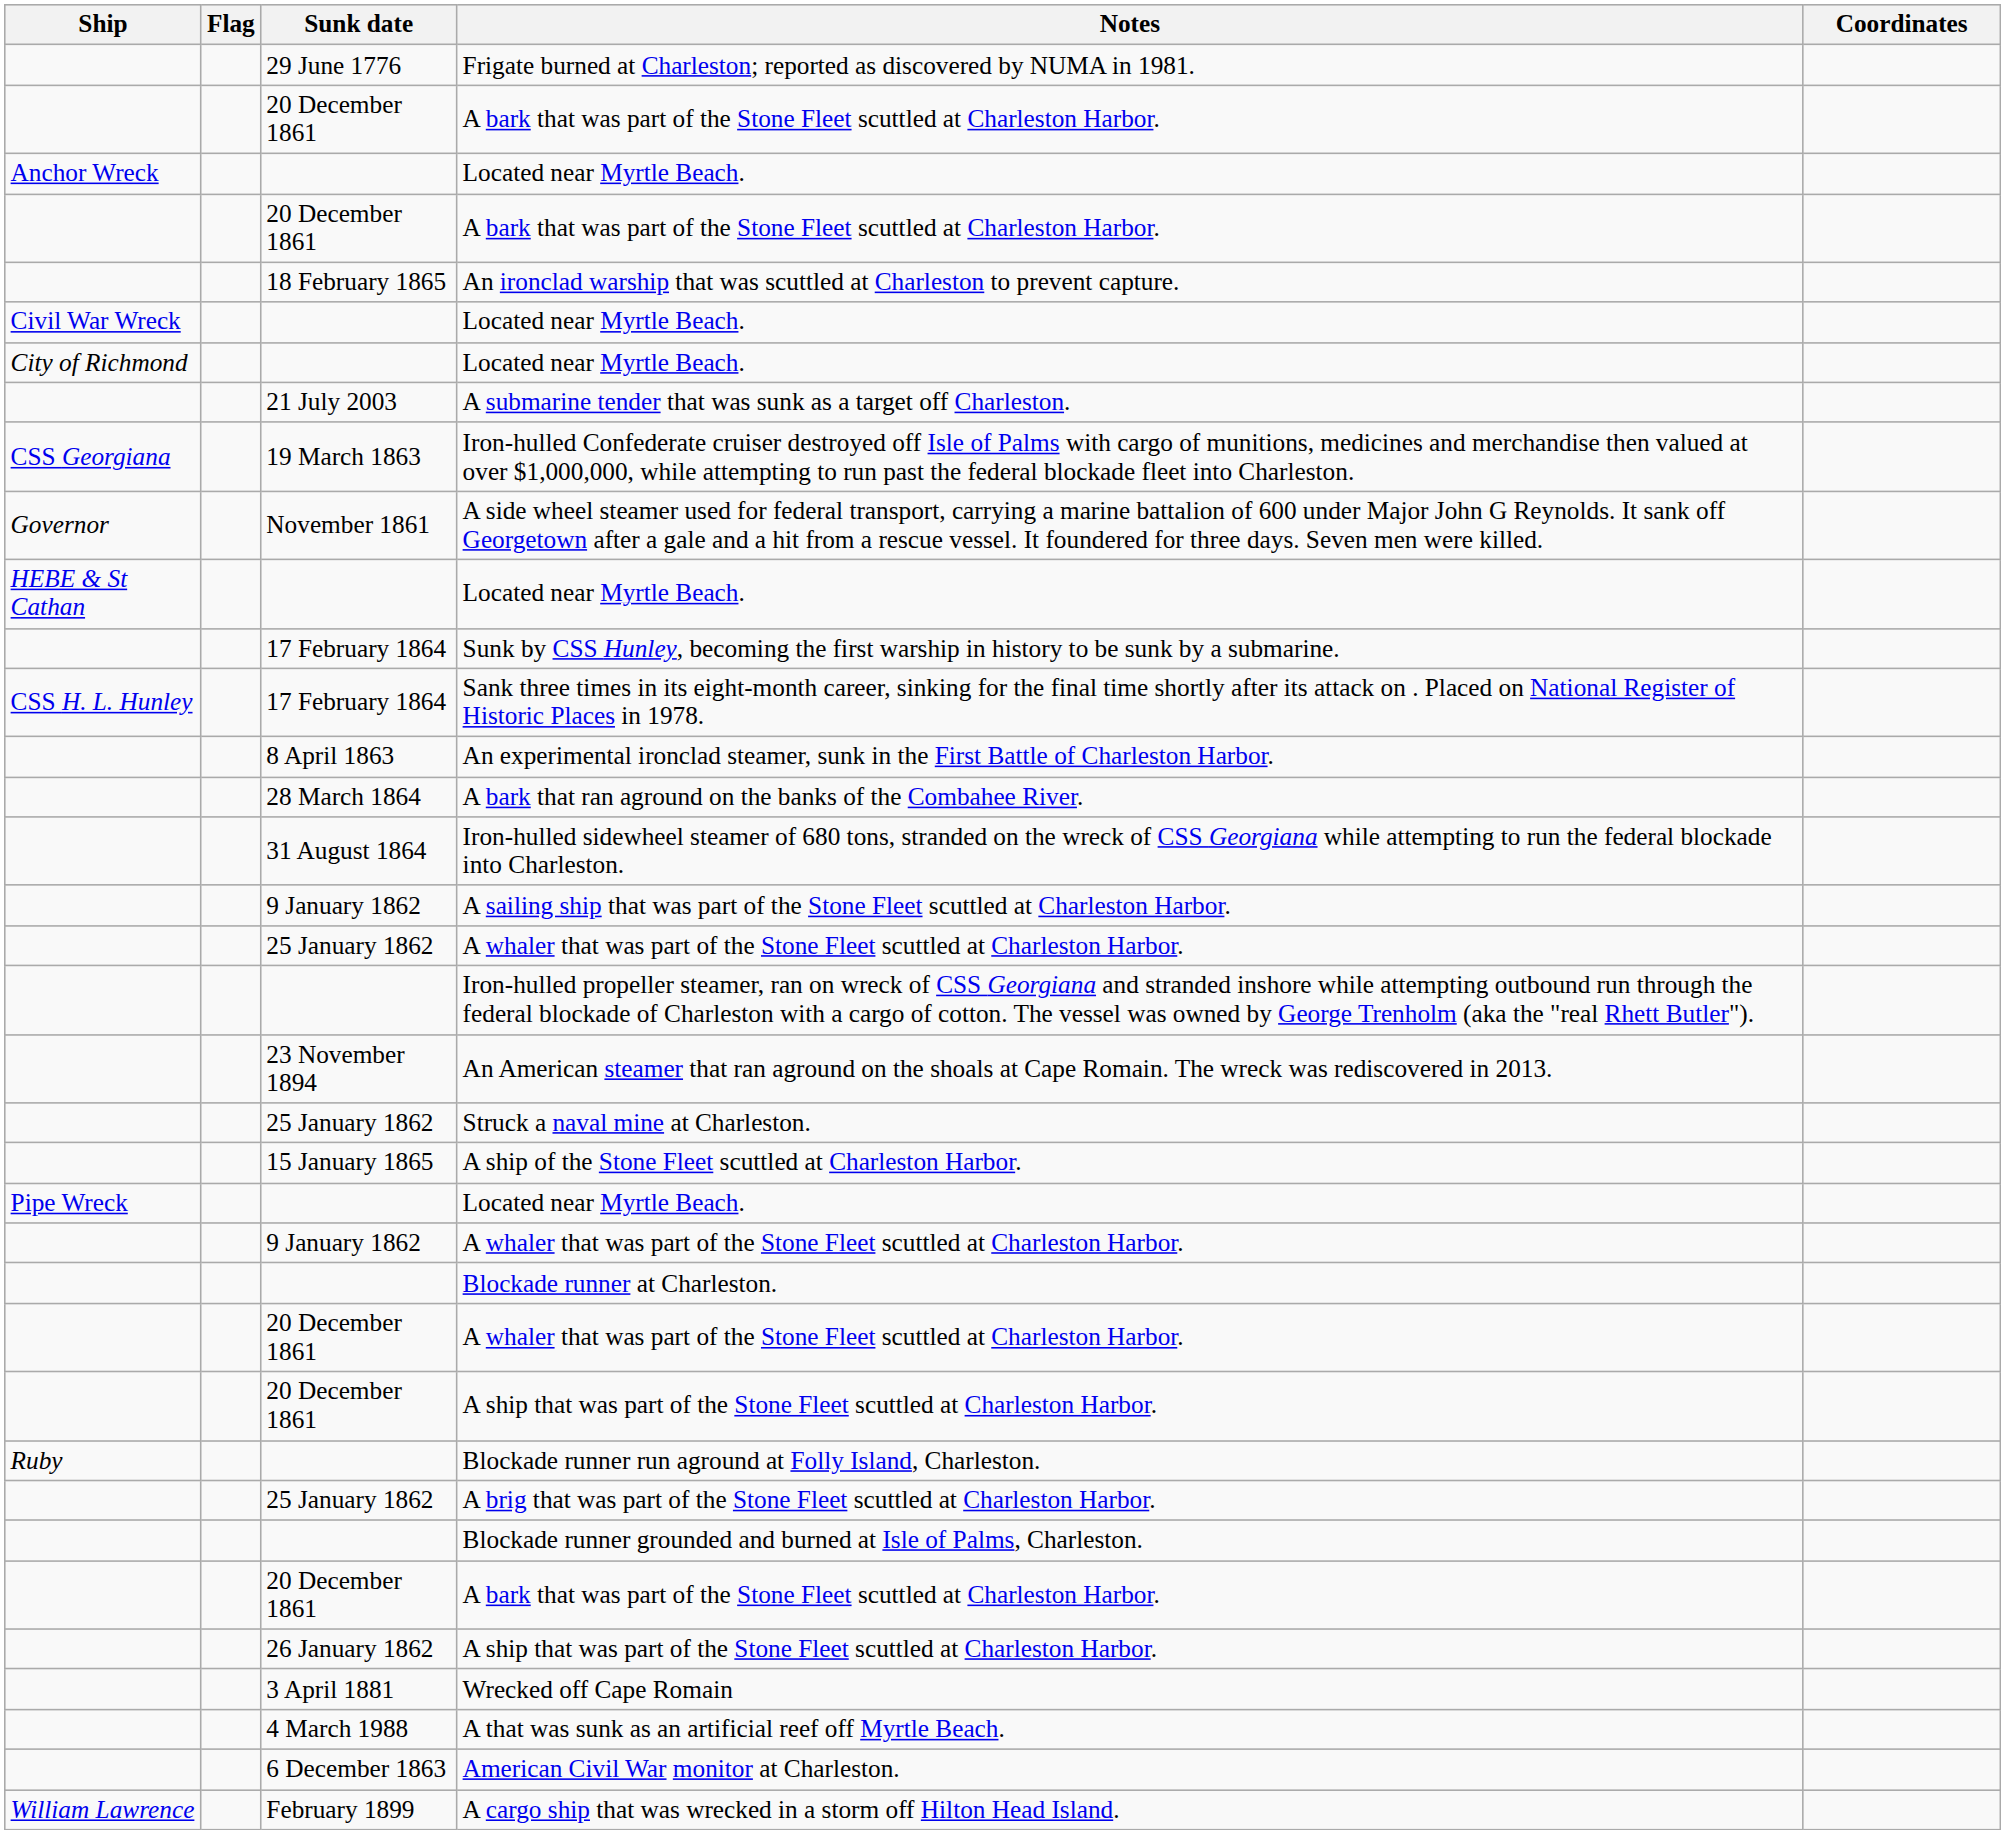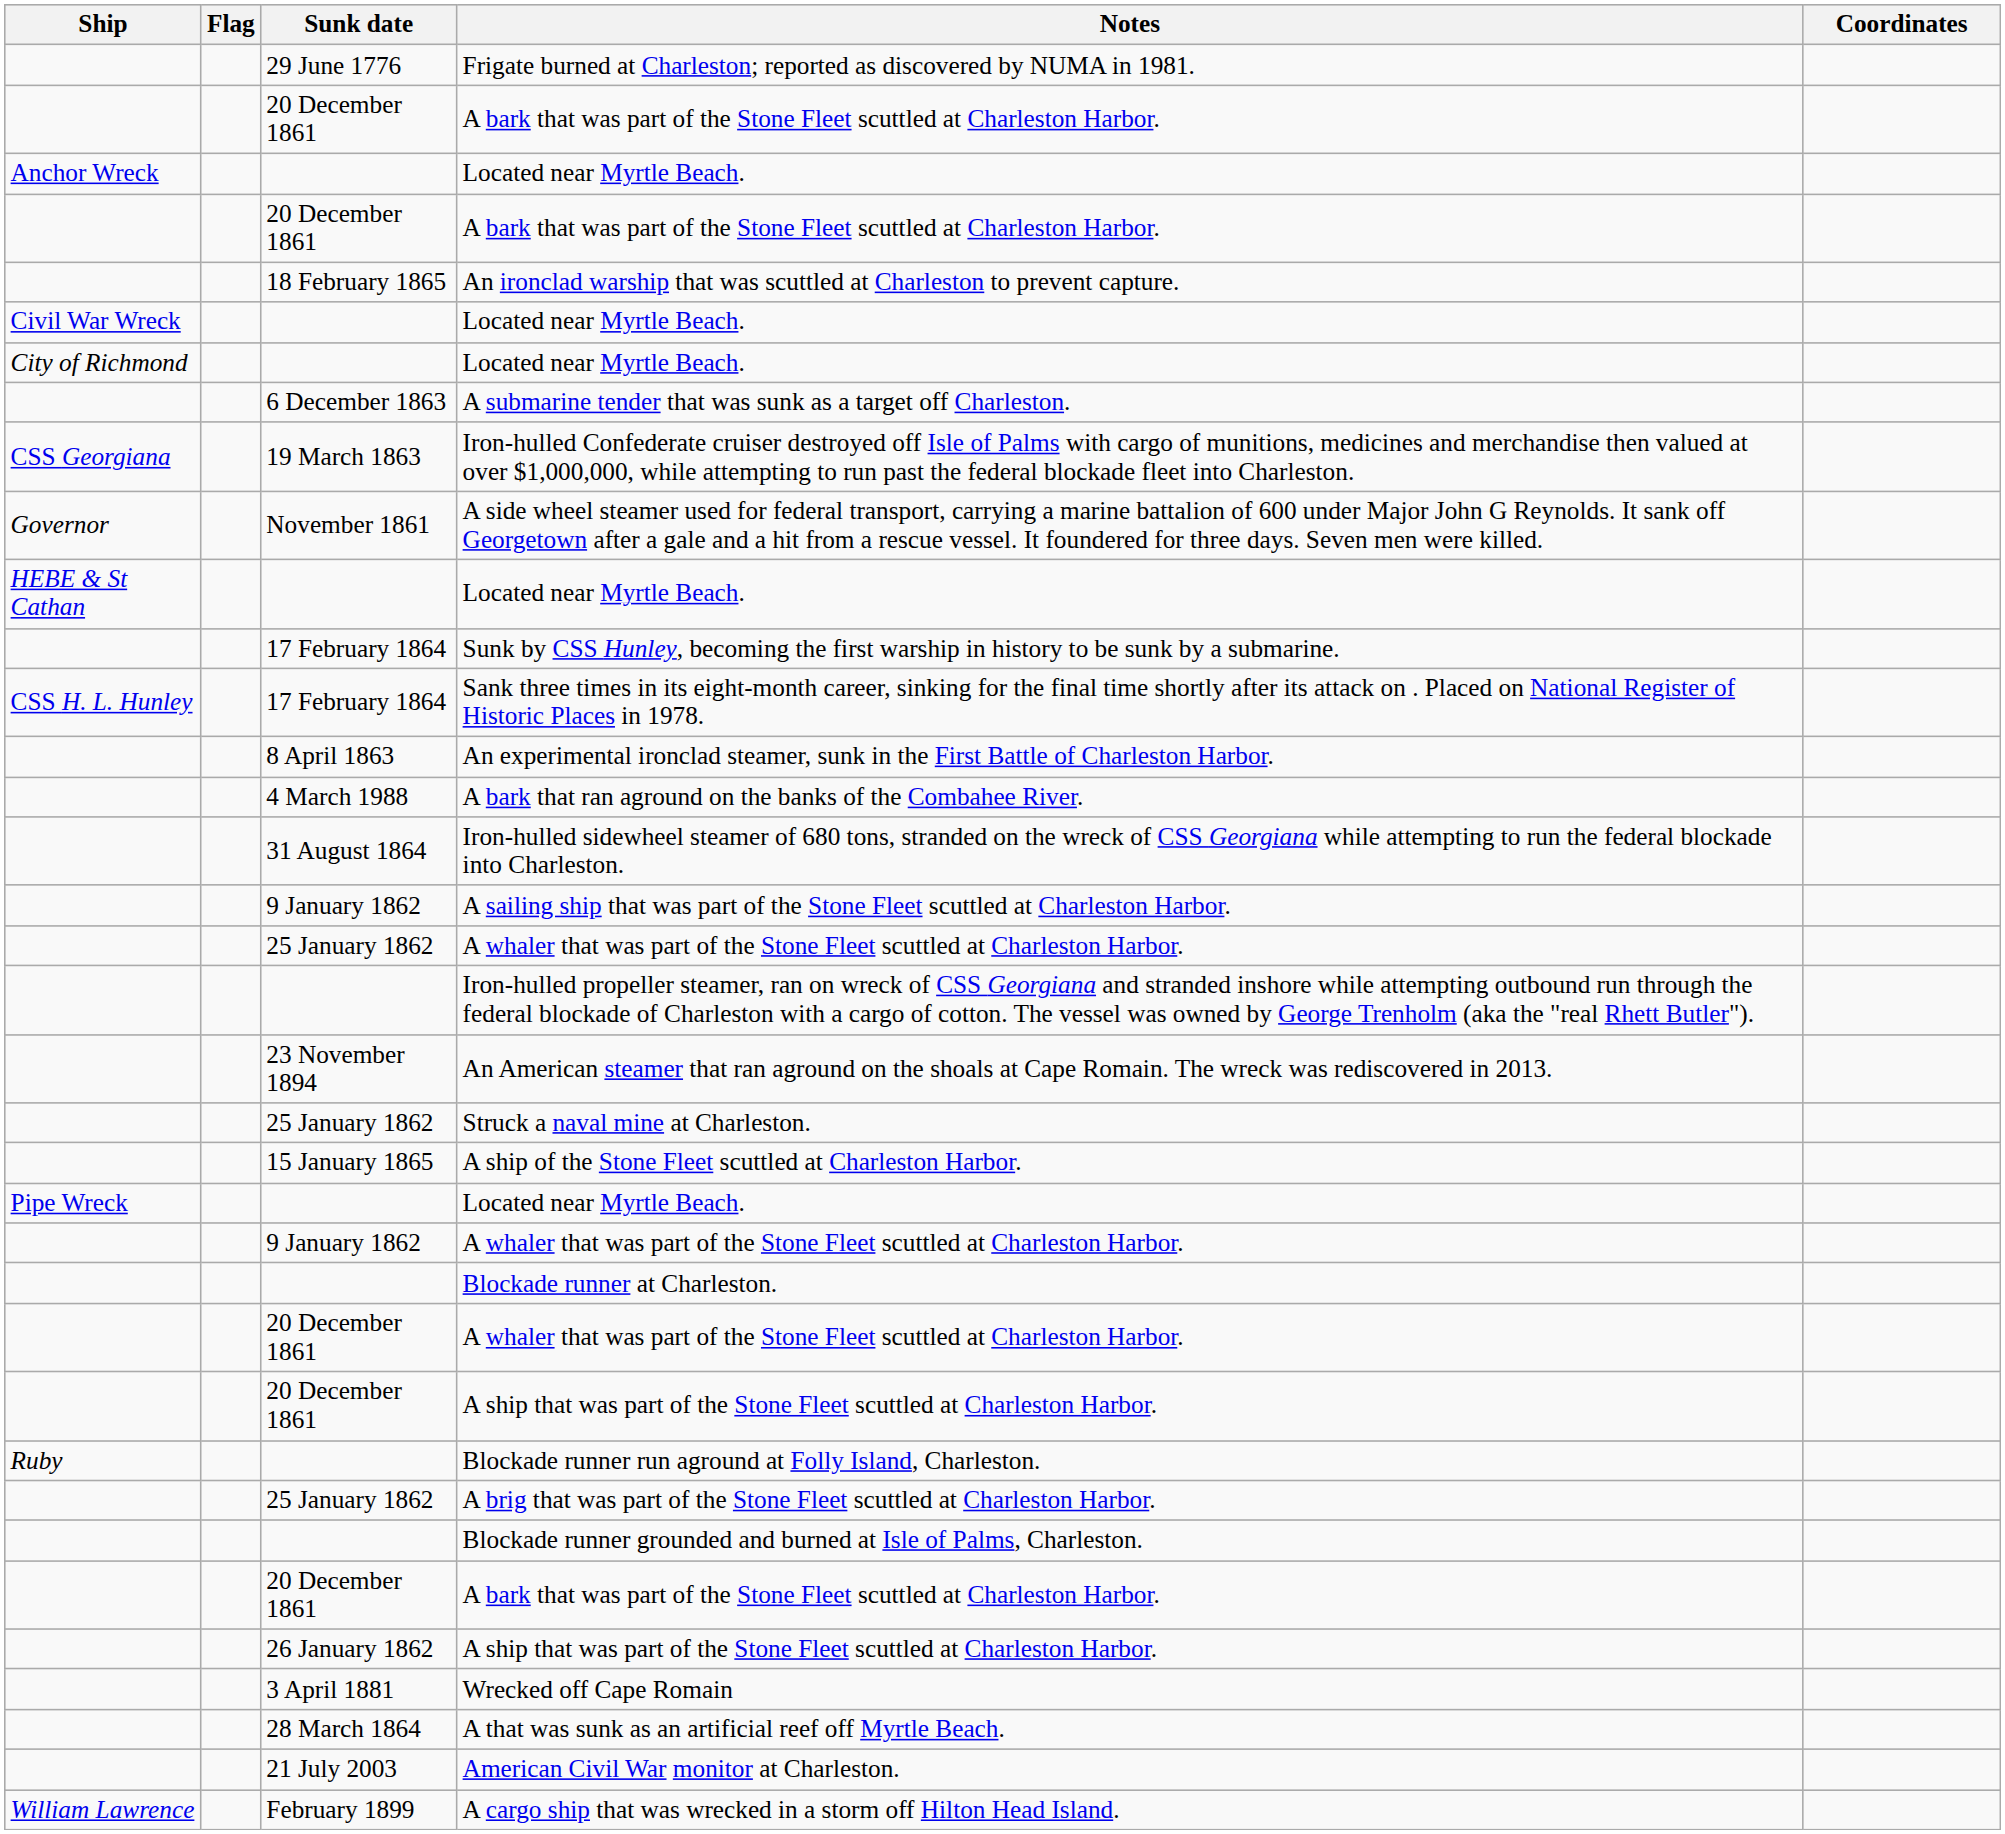(332, 402) 21 July 2003 -> (356, 402) 6 December 1863
(344, 796) 28 March 1864 -> (337, 796) 4 March 1988
(337, 1728) 4 March 1988 -> (344, 1728) 28 March 1864
(356, 1769) 6 December 1863 -> (332, 1769) 21 July 2003
